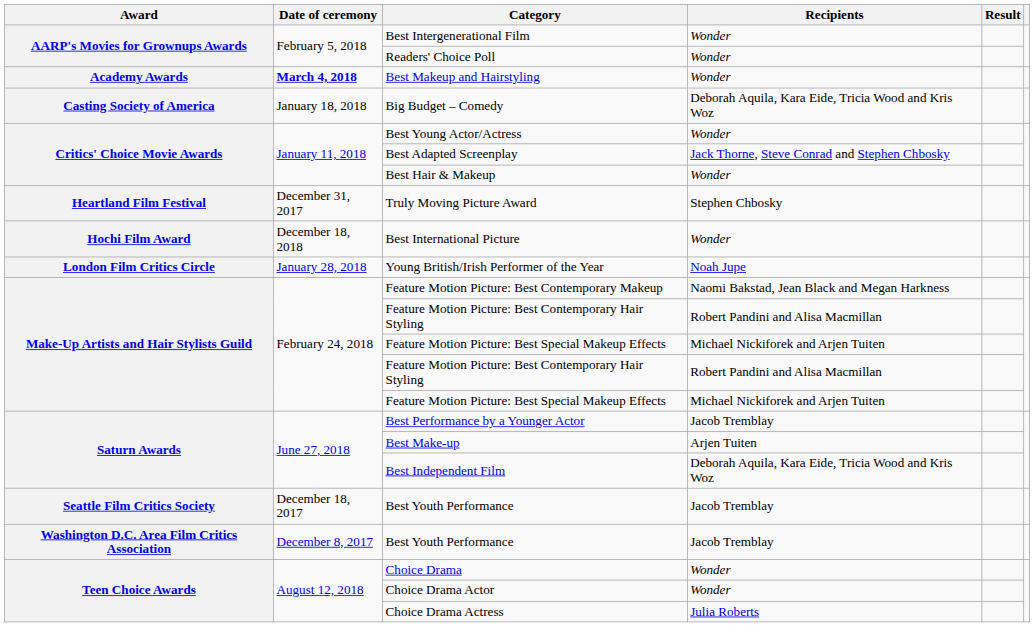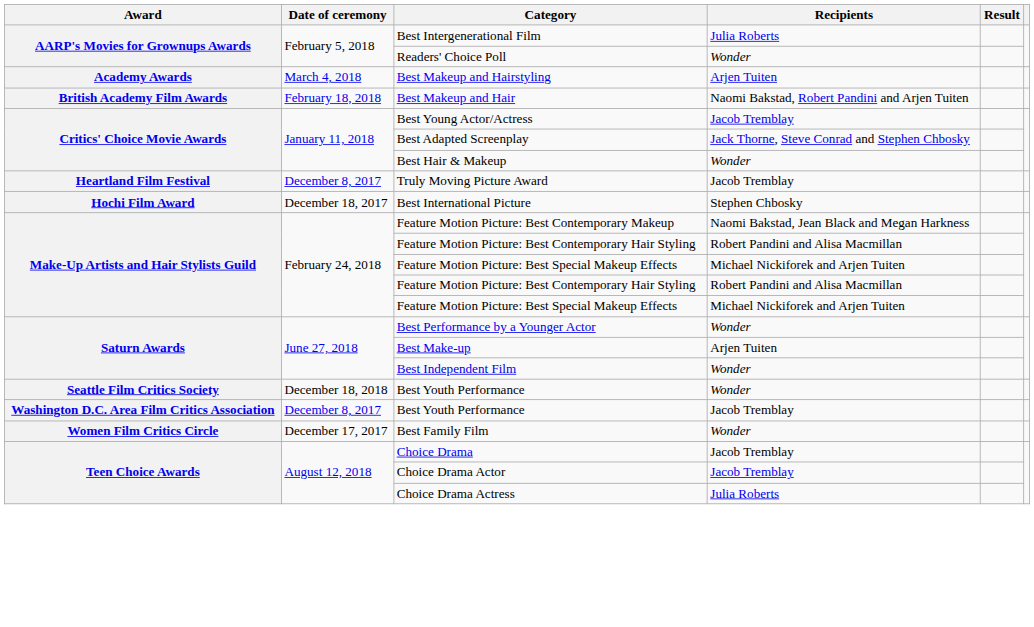(710, 35) Wonder -> (745, 35) Julia Roberts
(317, 77) bold -> (323, 77) normal
(710, 77) Wonder -> (744, 77) Arjen Tuiten
+ row: (143, 98)
- row: (139, 105)
(710, 133) Wonder -> (752, 118) Jacob Tremblay
(313, 203) December 31, 2017 -> (333, 181) December 8, 2017
(736, 203) Stephen Chbosky -> (752, 181) Jacob Tremblay
(313, 239) December 18, 2018 -> (336, 202) December 18, 2017
(710, 239) Wonder -> (756, 202) Stephen Chbosky
- row: (139, 267)
(732, 421) Jacob Tremblay -> (730, 327) Wonder
(821, 470) Deborah Aquila, Kara Eide, Tricia Wood and Kris Woz -> (730, 368) Wonder
(313, 506) December 18, 2017 -> (336, 389) December 18, 2018
(732, 506) Jacob Tremblay -> (730, 389) Wonder
+ row: (143, 431)
(710, 569) Wonder -> (752, 451) Jacob Tremblay
(710, 590) Wonder -> (752, 472) Jacob Tremblay
